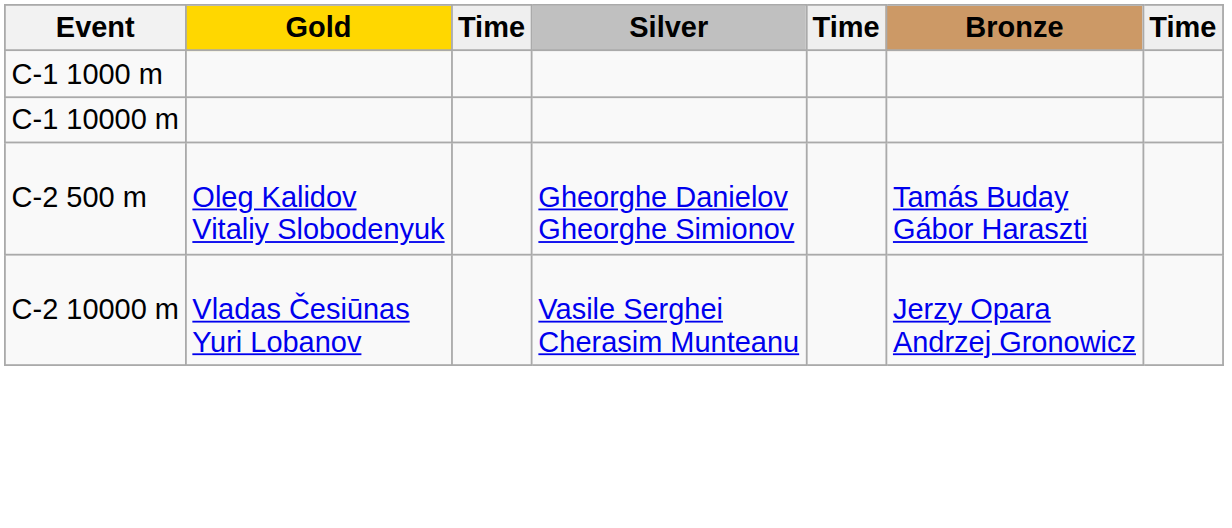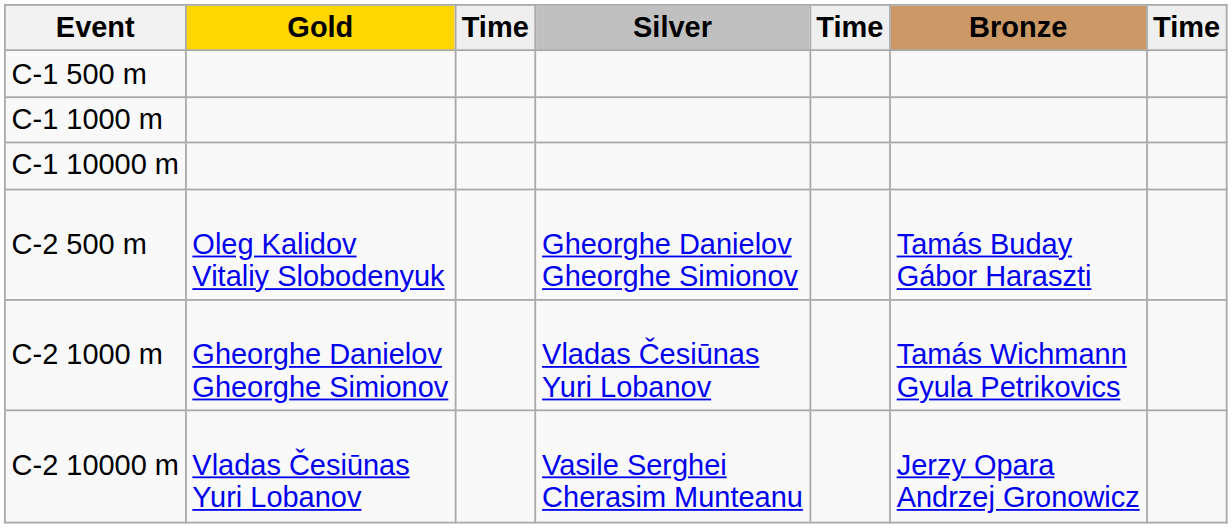+ row: (79, 73)
+ row: (87, 354)
